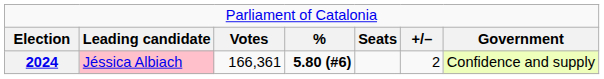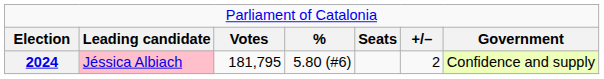(255, 62) 166,361 -> (255, 62) 181,795
(322, 62) bold -> (322, 62) normal
